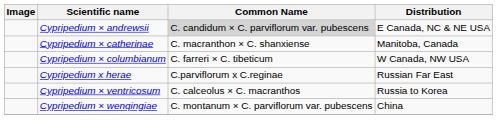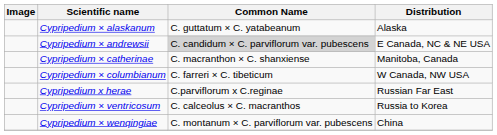+ row: (97, 28)
